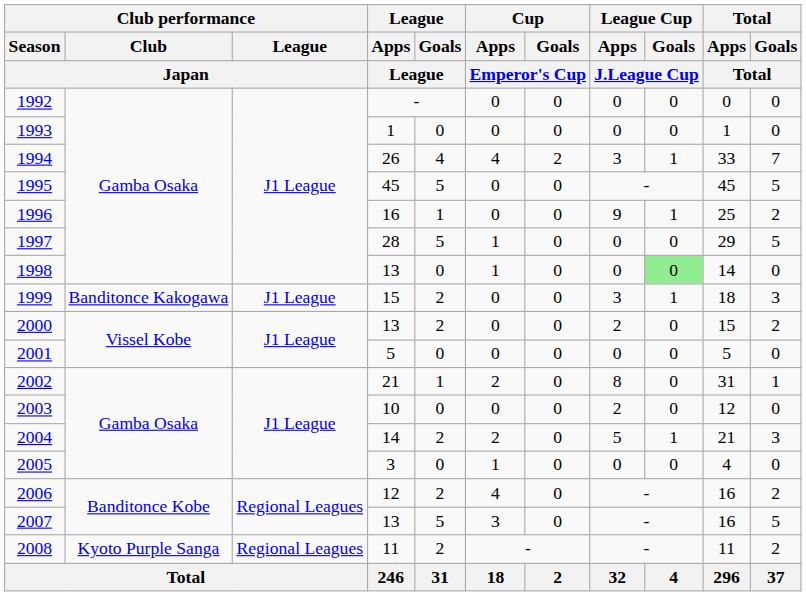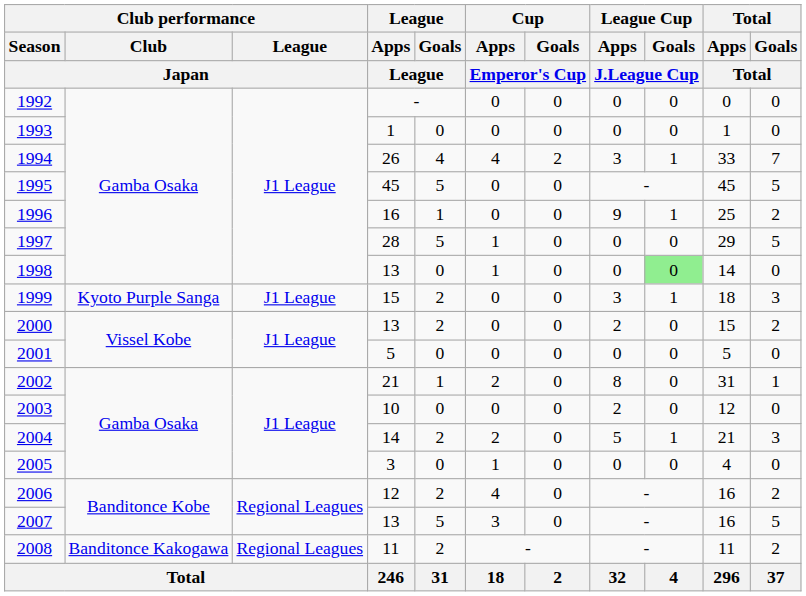(148, 297) Banditonce Kakogawa -> (148, 297) Kyoto Purple Sanga
(148, 548) Kyoto Purple Sanga -> (148, 548) Banditonce Kakogawa
